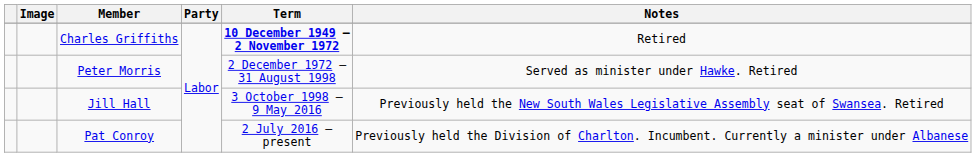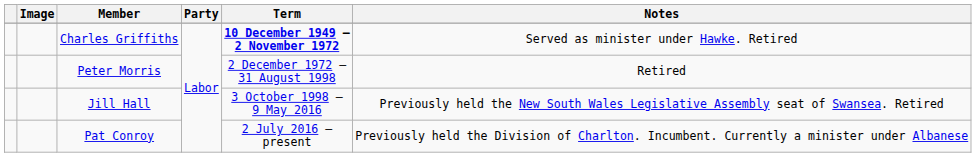(662, 39) Retired -> (662, 39) Served as minister under Hawke. Retired
(662, 72) Served as minister under Hawke. Retired -> (662, 72) Retired
